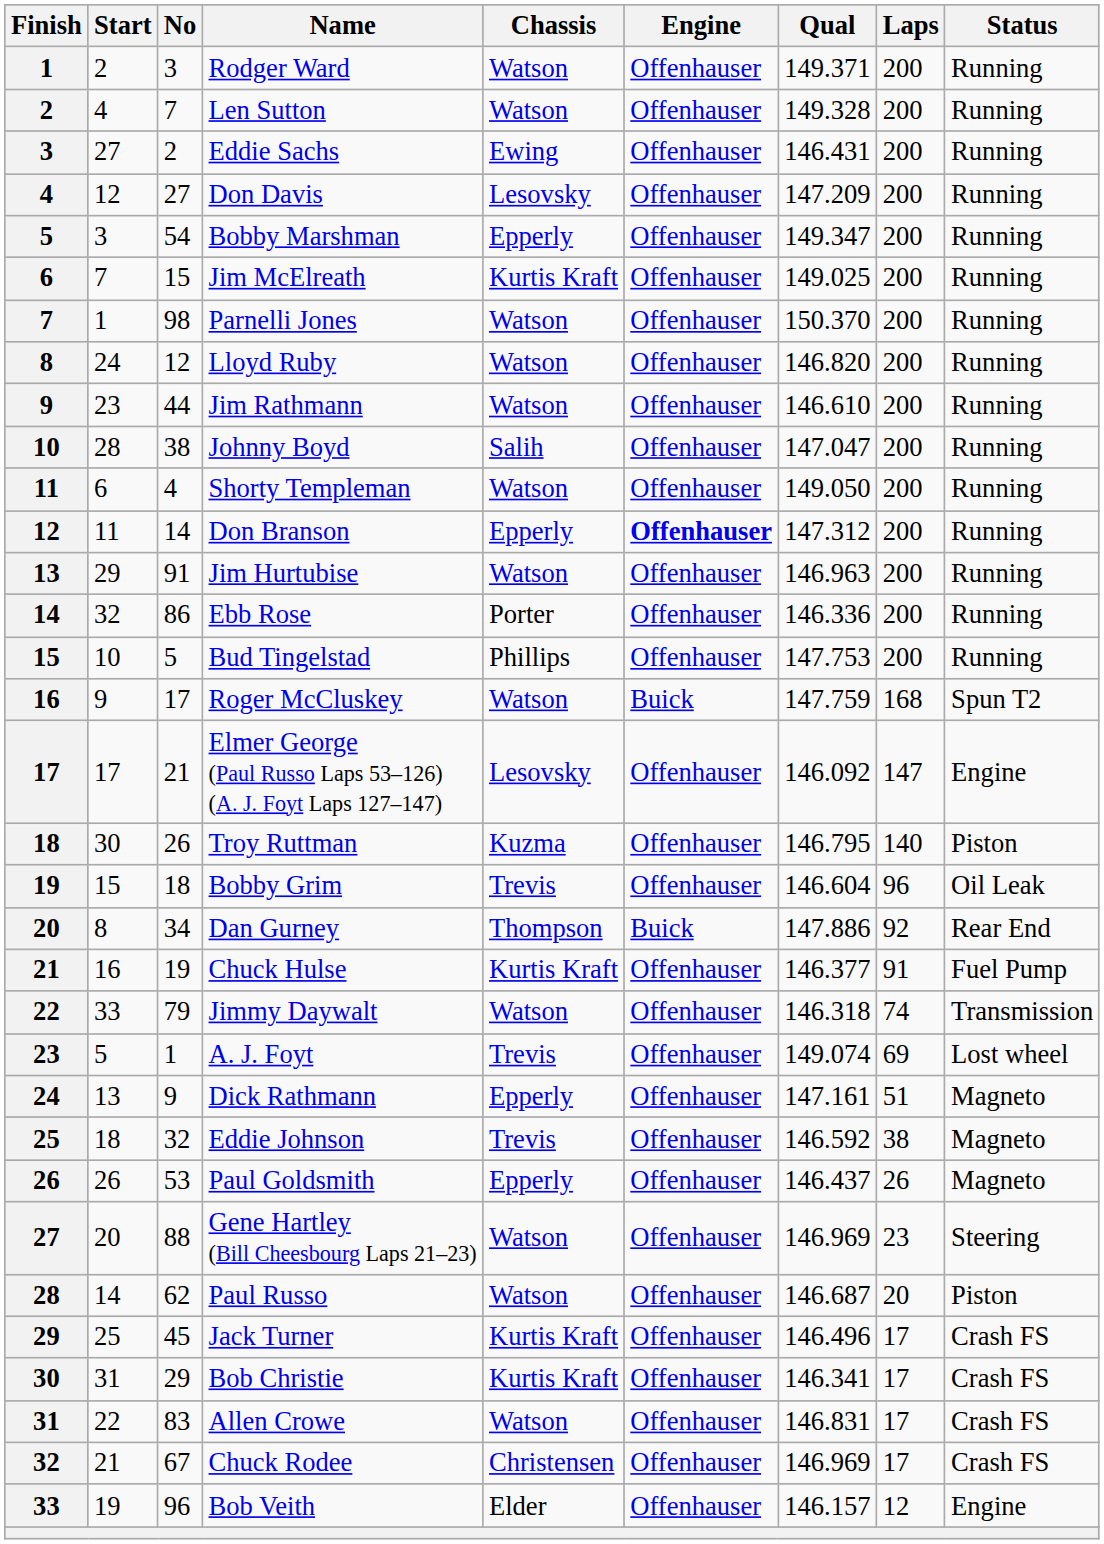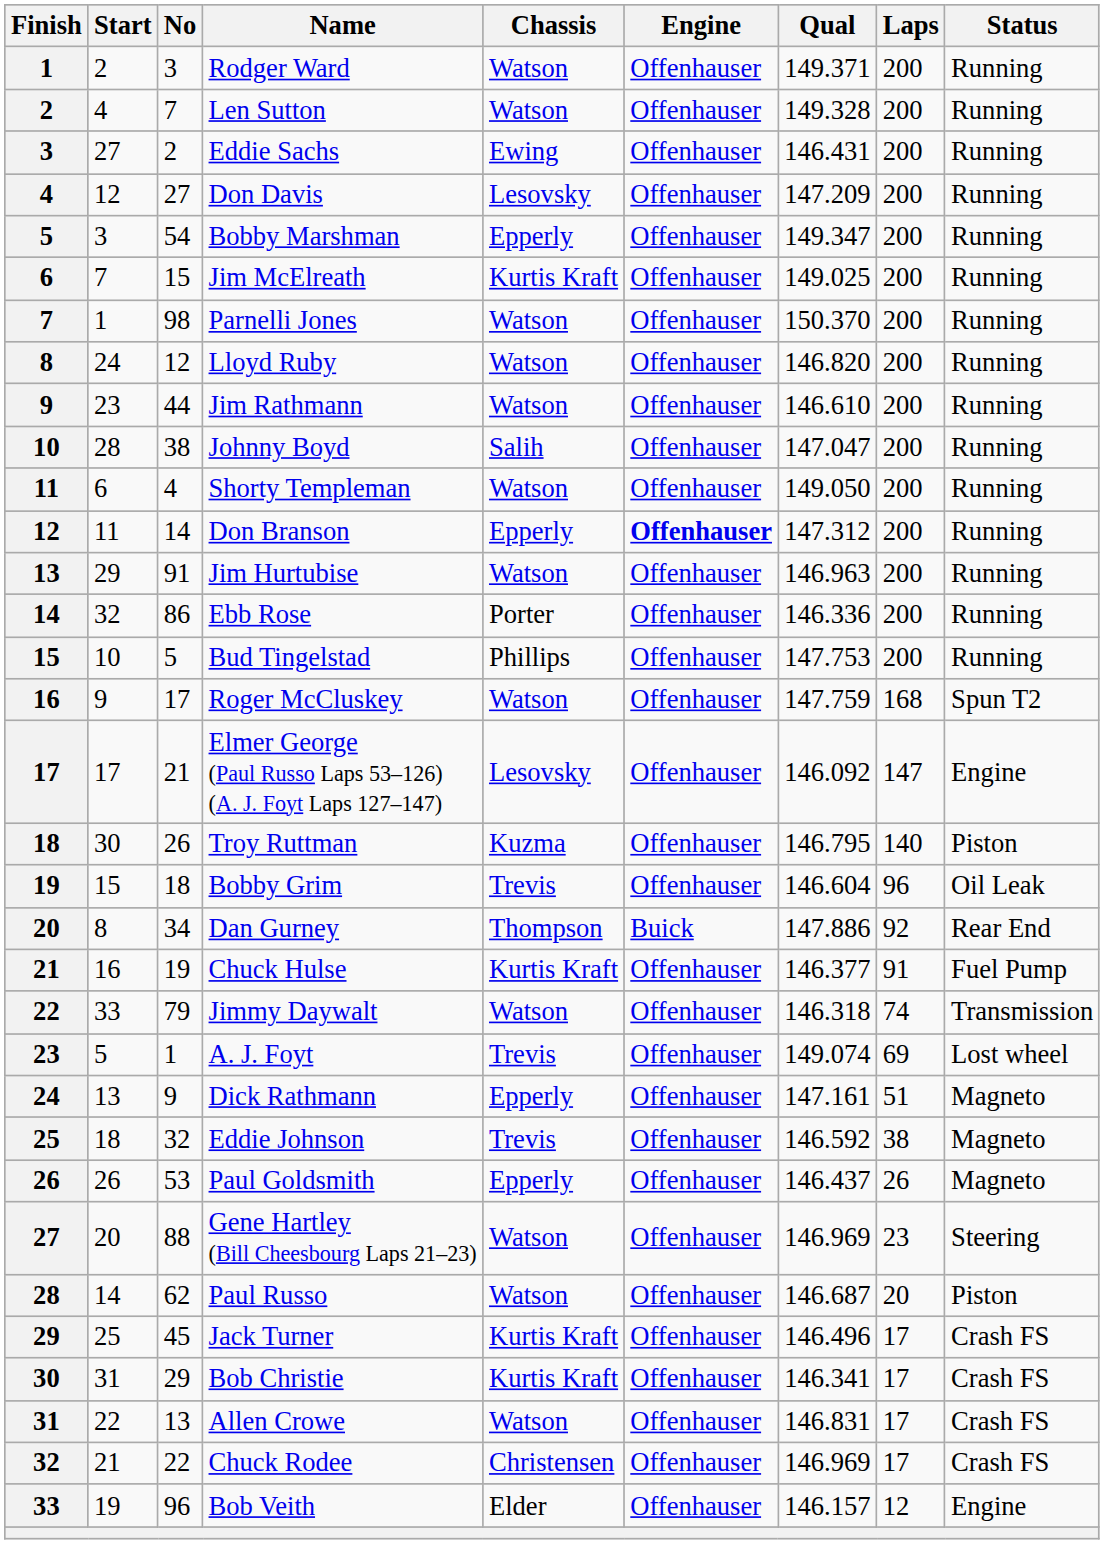(662, 699) Buick -> (696, 699) Offenhauser
(177, 1420) 83 -> (177, 1420) 13
(177, 1463) 67 -> (177, 1463) 22
